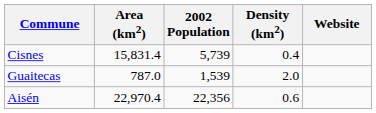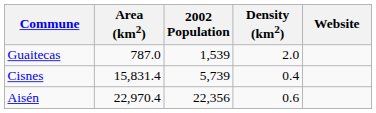rows swapped: (34, 76) <-> (25, 55)
